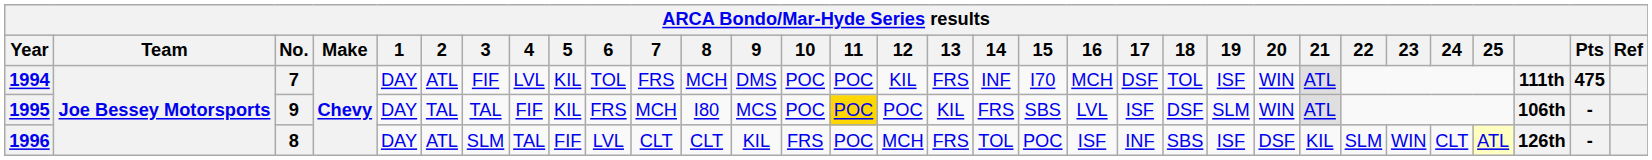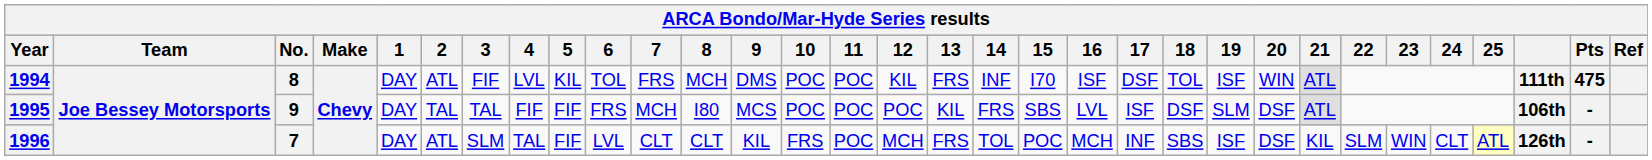(294, 80) 7 -> (294, 80) 8
(1092, 80) MCH -> (1092, 80) ISF
(568, 110) KIL -> (568, 110) FIF
(854, 110) gold background -> (854, 110) no background
(1277, 110) WIN -> (1277, 110) DSF
(294, 140) 8 -> (294, 140) 7
(1092, 140) ISF -> (1092, 140) MCH
